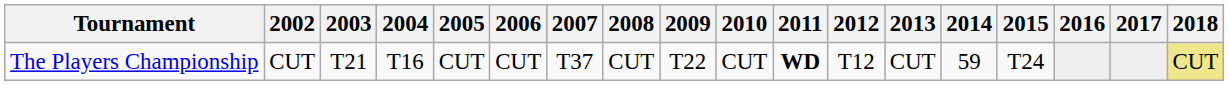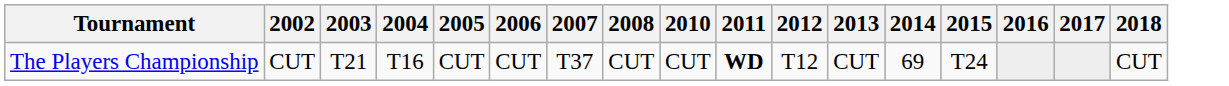- column: (688, 23)
(969, 61) 59 -> (913, 61) 69
(1195, 61) khaki background -> (1139, 61) no background
